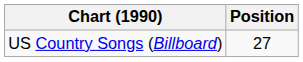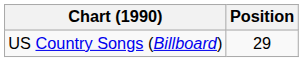(262, 43) 27 -> (262, 43) 29
